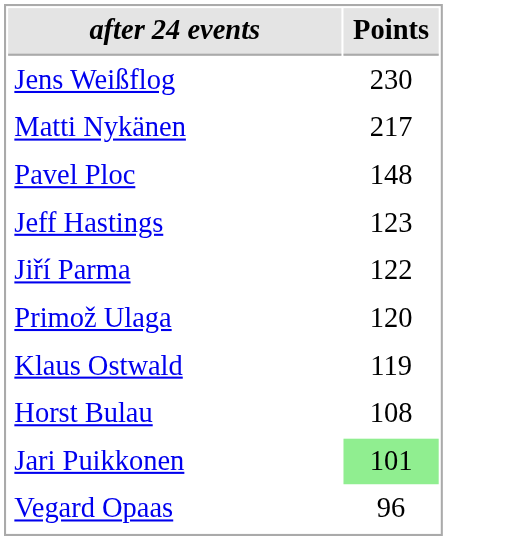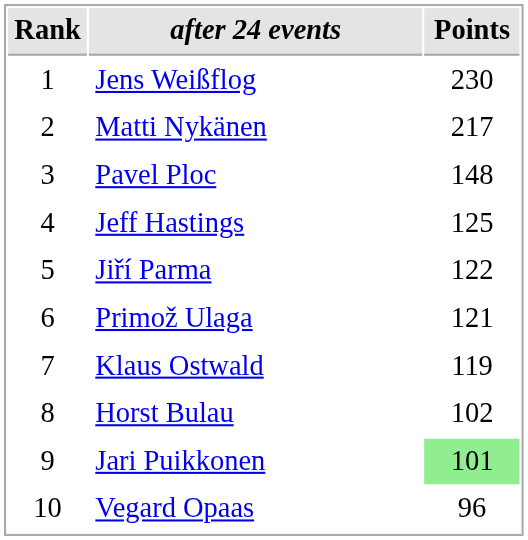+ column: (48, 30)
(391, 222) 123 -> (472, 222) 125
(391, 318) 120 -> (472, 318) 121
(391, 413) 108 -> (472, 413) 102
